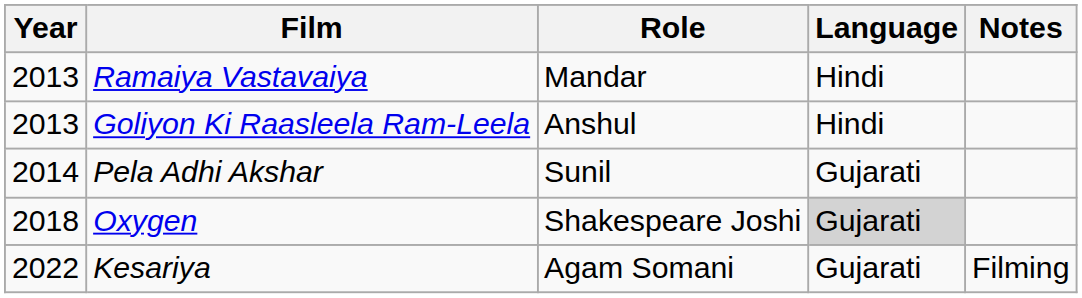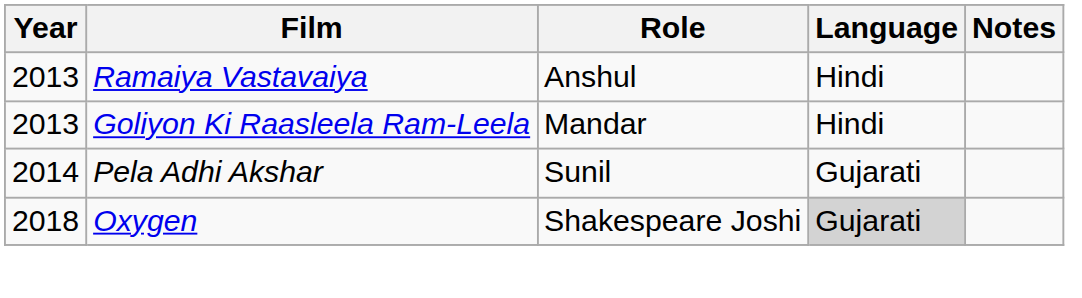(595, 76) Mandar -> (590, 76) Anshul
(590, 124) Anshul -> (595, 124) Mandar
- row: (152, 268)
